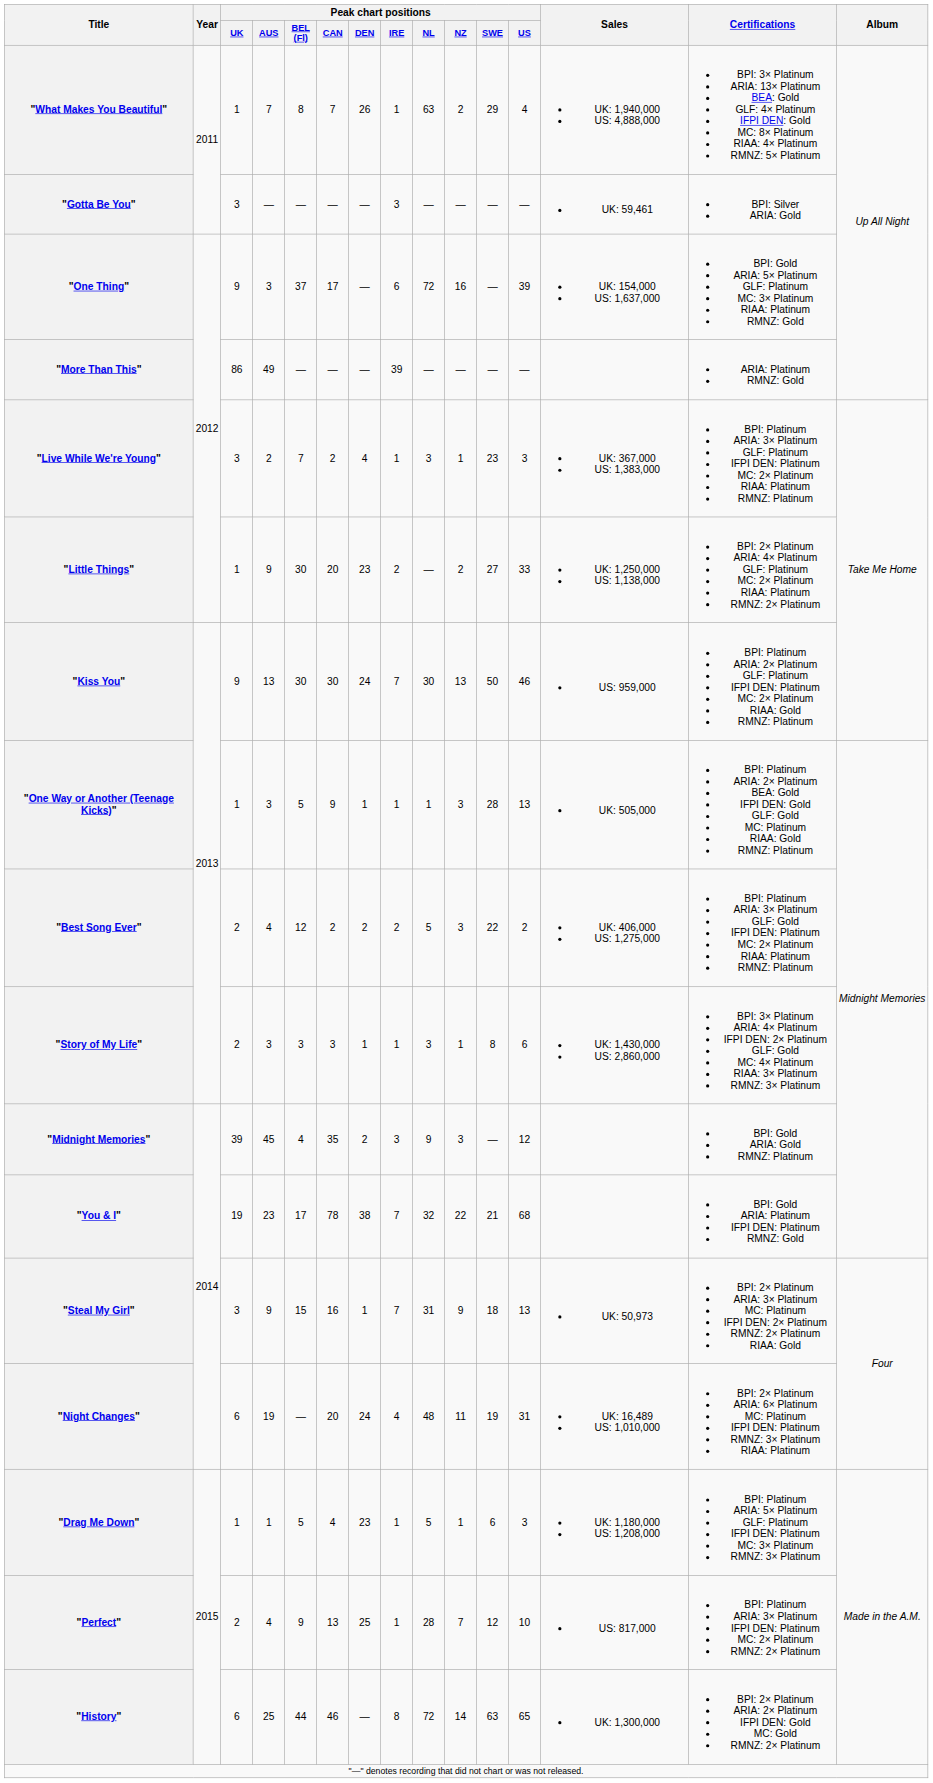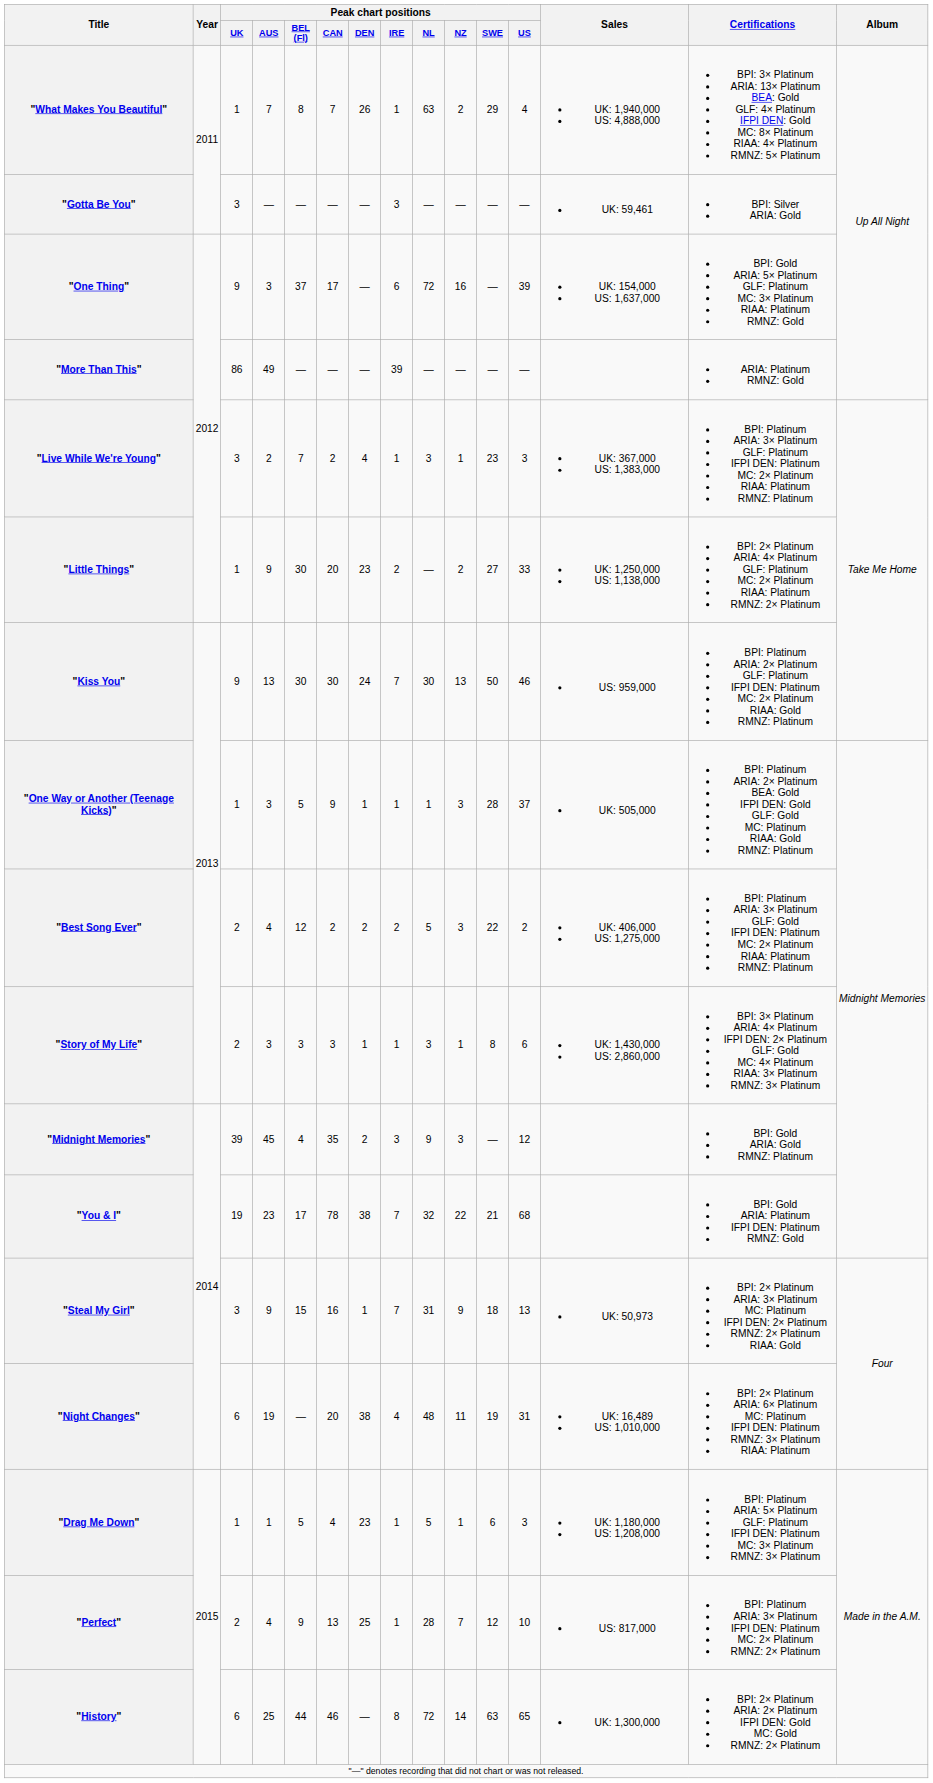(524, 804) 13 -> (524, 804) 37
(365, 1416) 24 -> (365, 1416) 38
